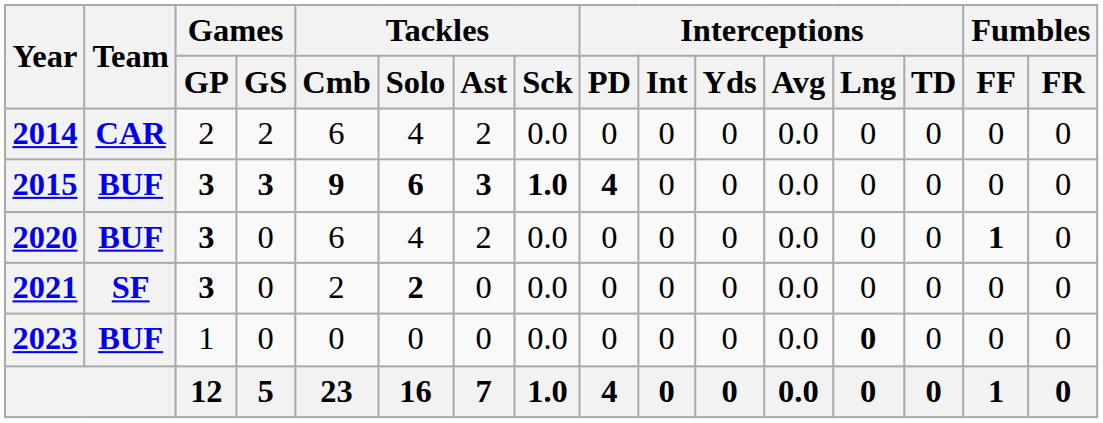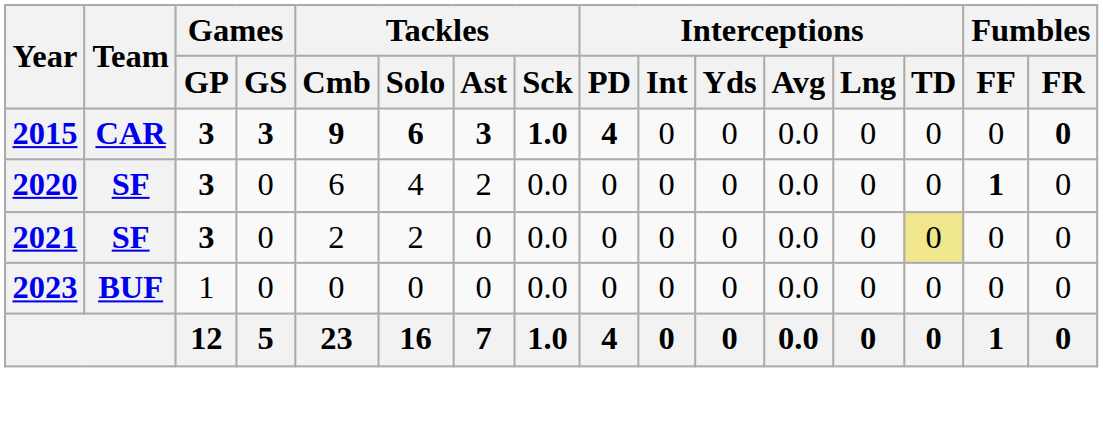- row: (45, 133)
(131, 184) BUF -> (131, 133) CAR
(1063, 184) normal -> (1063, 133) bold
(131, 236) BUF -> (131, 184) SF
(416, 287) bold -> (416, 236) normal
(934, 287) no background -> (934, 236) khaki background
(868, 339) bold -> (868, 287) normal
